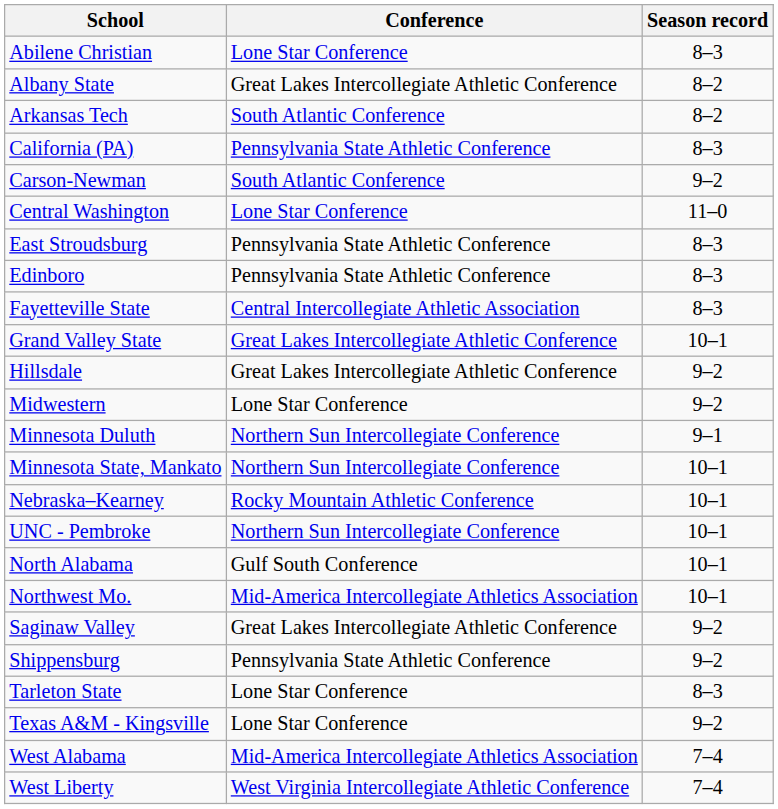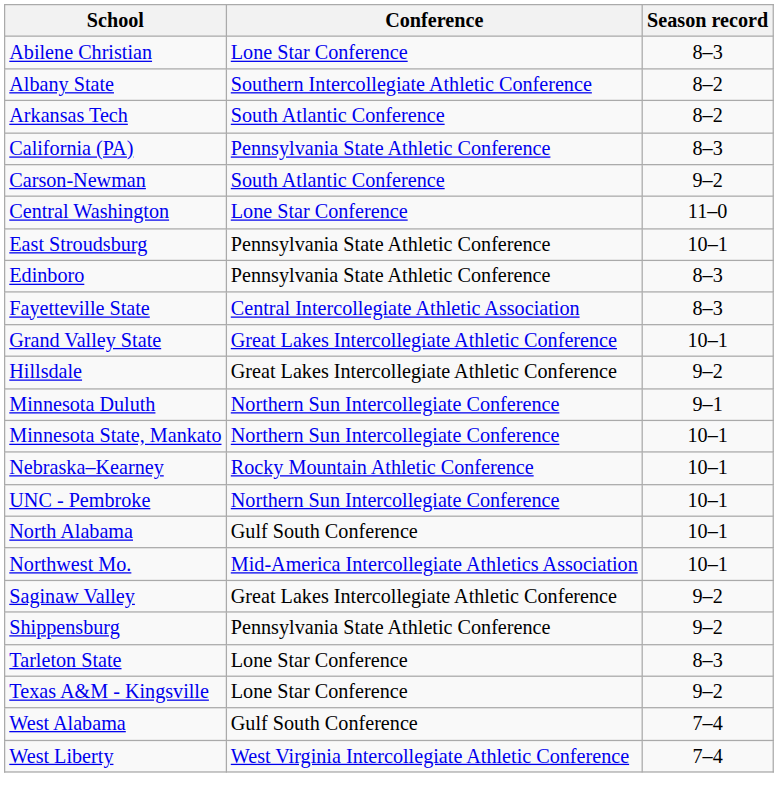(424, 84) Great Lakes Intercollegiate Athletic Conference -> (411, 84) Southern Intercollegiate Athletic Conference
(708, 244) 8–3 -> (708, 244) 10–1
- row: (57, 404)
(434, 755) Mid-America Intercollegiate Athletics Association -> (324, 723) Gulf South Conference
